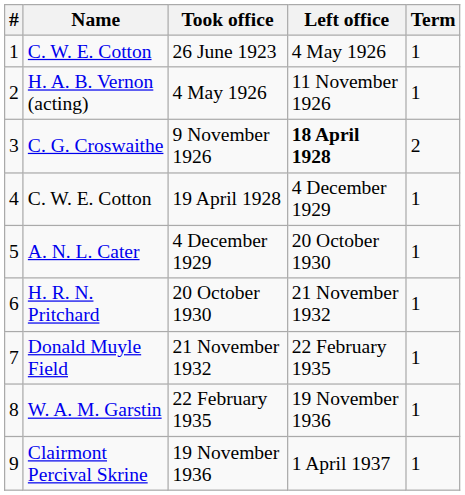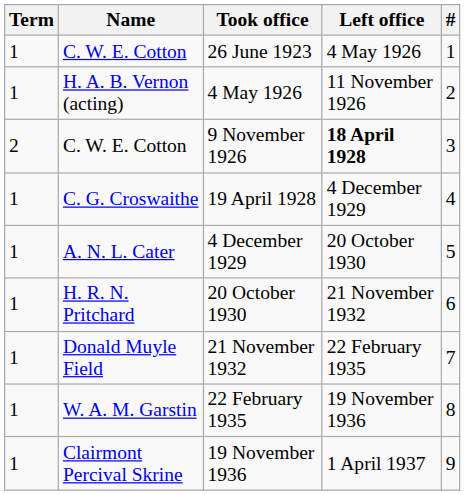columns swapped: (14, 19) <-> (433, 19)
(96, 145) C. G. Croswaithe -> (125, 145) C. W. E. Cotton
(90, 198) C. W. E. Cotton -> (131, 198) C. G. Croswaithe
